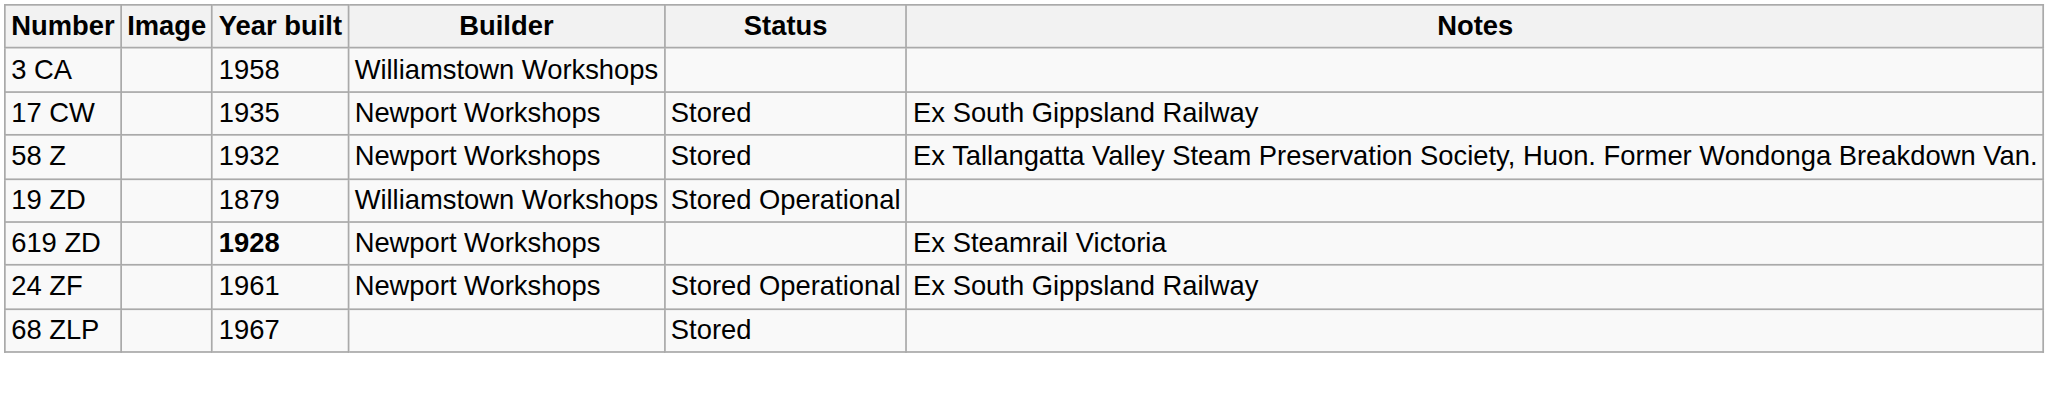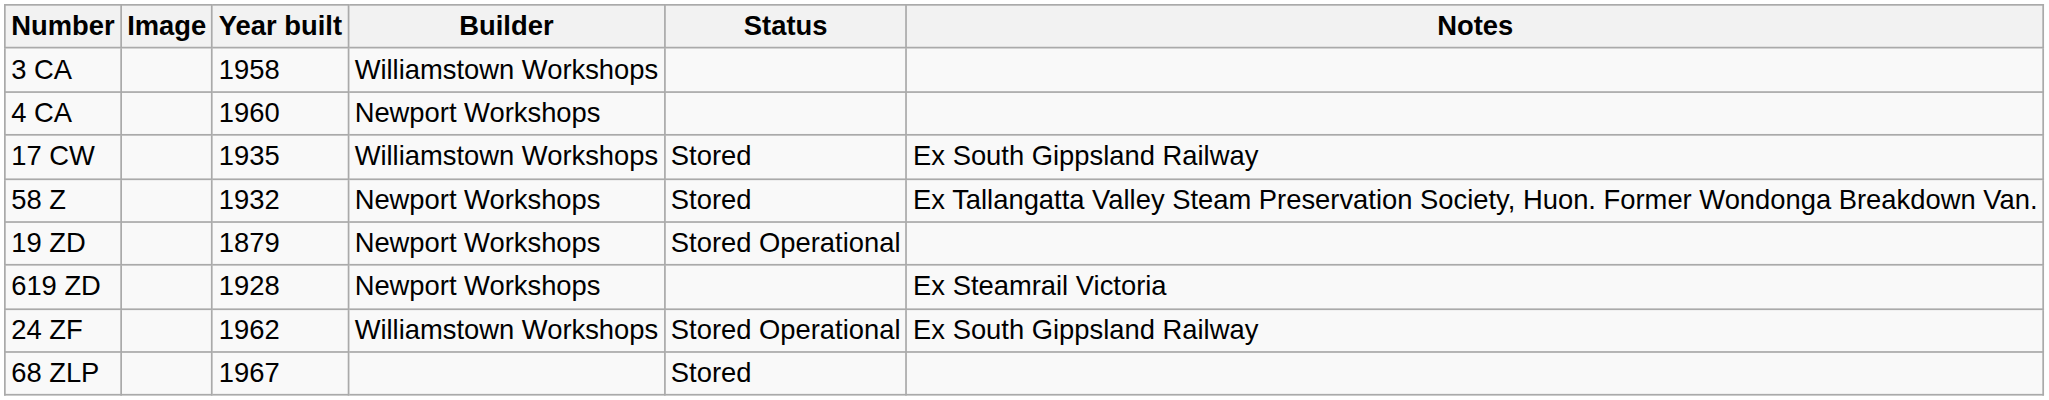+ row: (42, 112)
(478, 112) Newport Workshops -> (506, 156) Williamstown Workshops
(506, 199) Williamstown Workshops -> (478, 243) Newport Workshops
(249, 243) bold -> (249, 286) normal
(249, 286) 1961 -> (249, 329) 1962
(478, 286) Newport Workshops -> (506, 329) Williamstown Workshops
